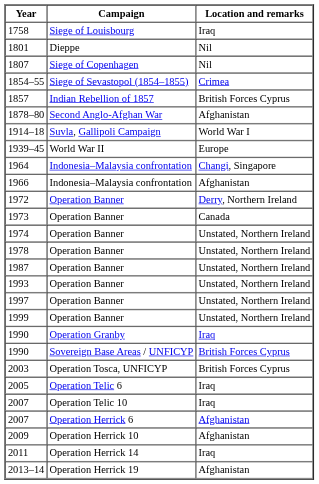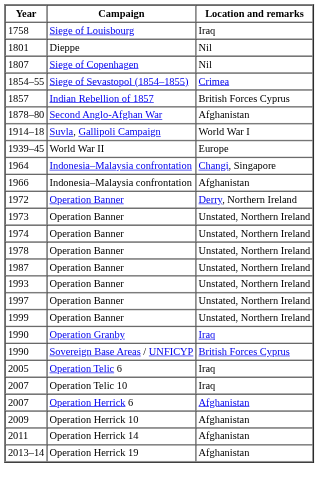(214, 216) Canada -> (254, 216) Unstated, Northern Ireland
- row: (18, 368)
(207, 453) Iraq -> (224, 436) Afghanistan
